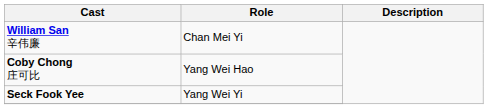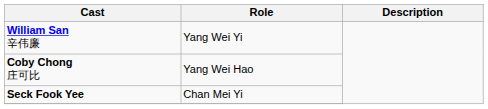(213, 38) Chan Mei Yi -> (213, 38) Yang Wei Yi
(213, 94) Yang Wei Yi -> (213, 94) Chan Mei Yi
